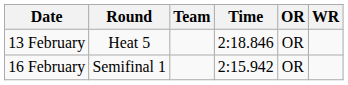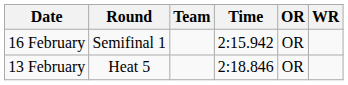rows swapped: (47, 42) <-> (47, 67)
